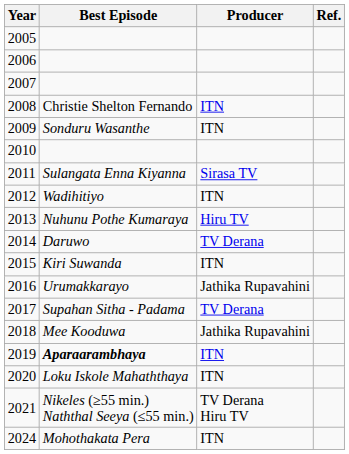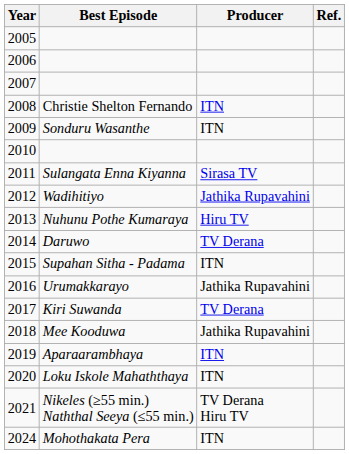(212, 196) ITN -> (255, 196) Jathika Rupavahini
(82, 264) Kiri Suwanda -> (114, 264) Supahan Sitha - Padama
(114, 309) Supahan Sitha - Padama -> (82, 309) Kiri Suwanda
(94, 354) bold -> (93, 354) normal
